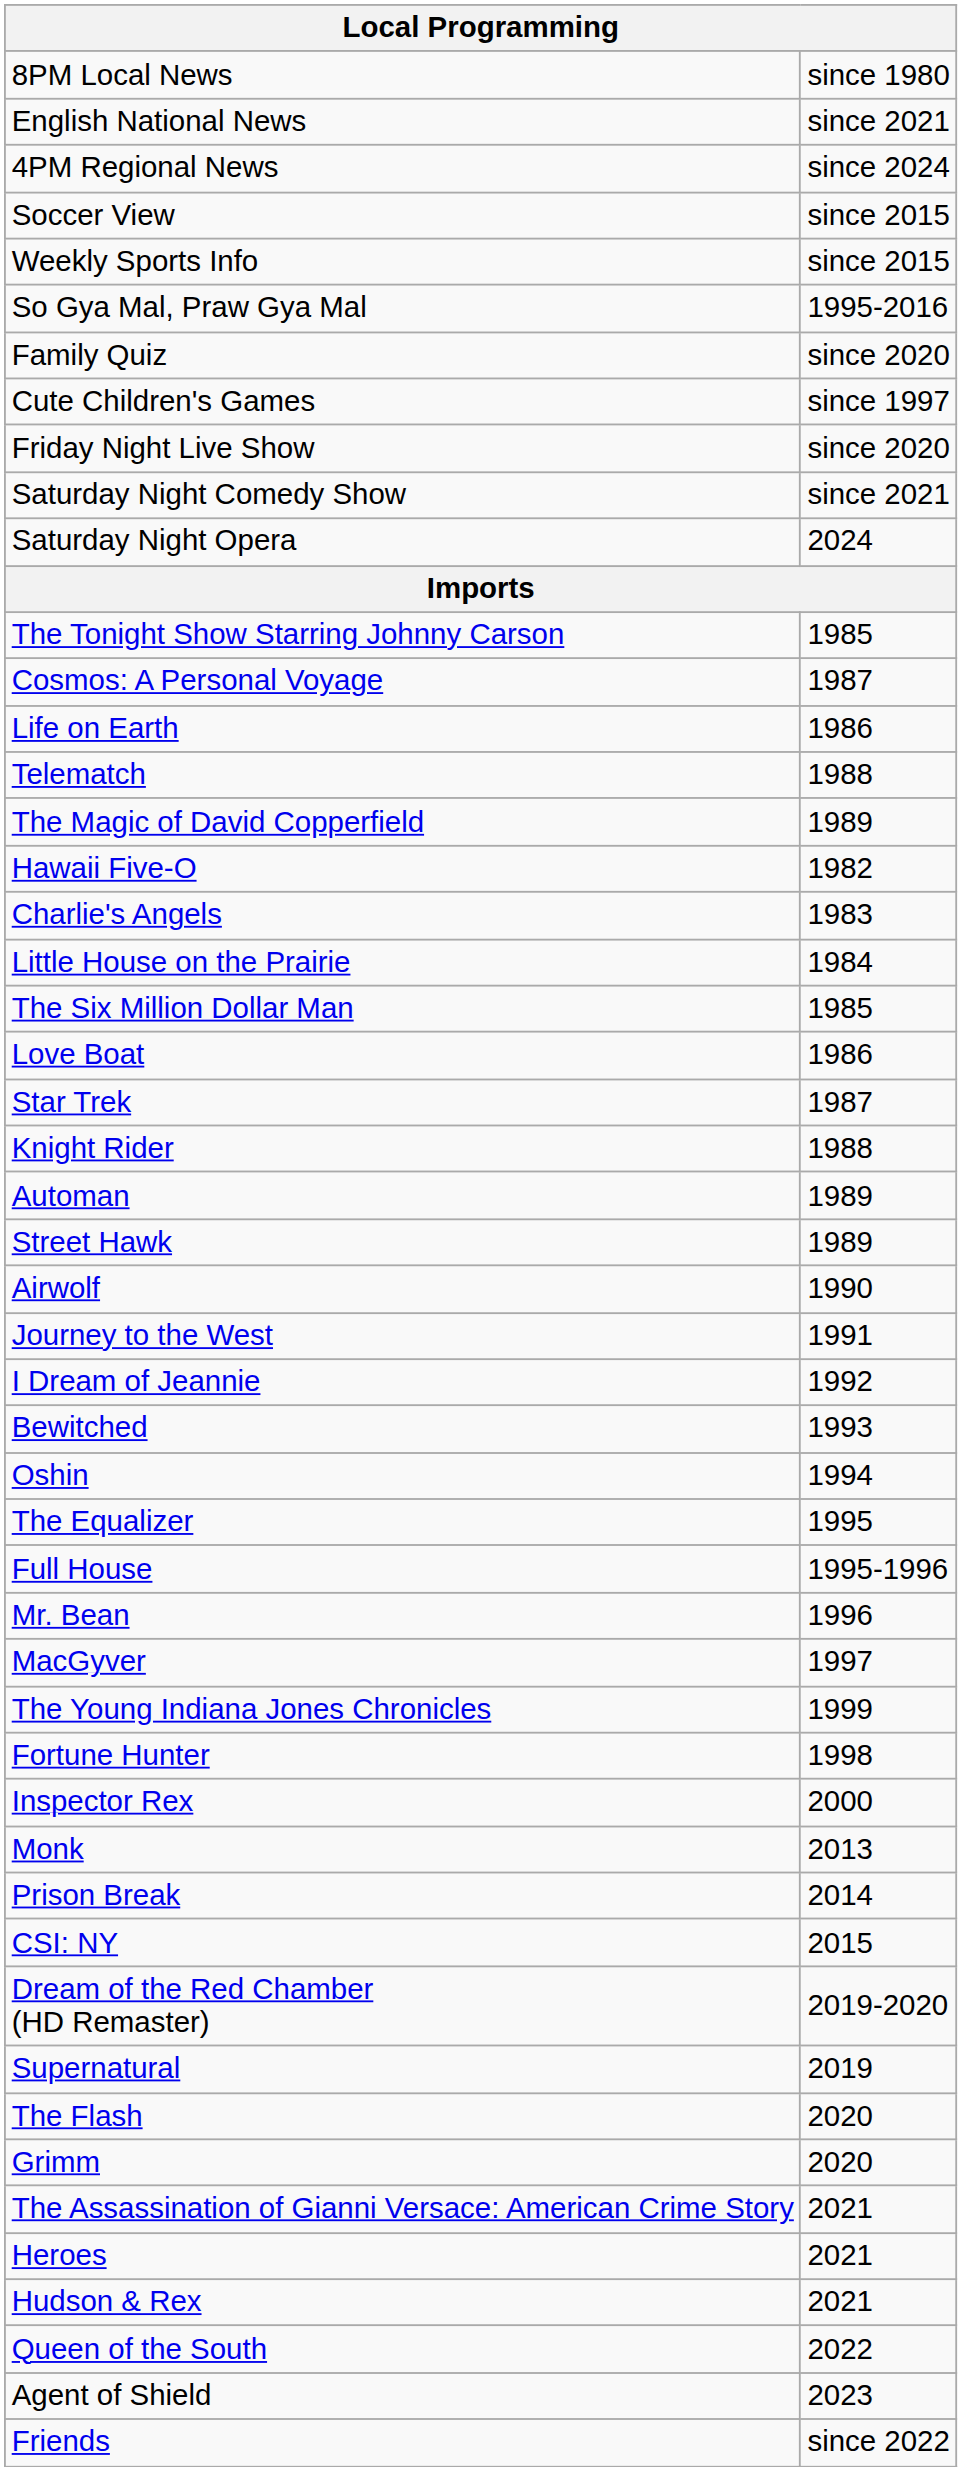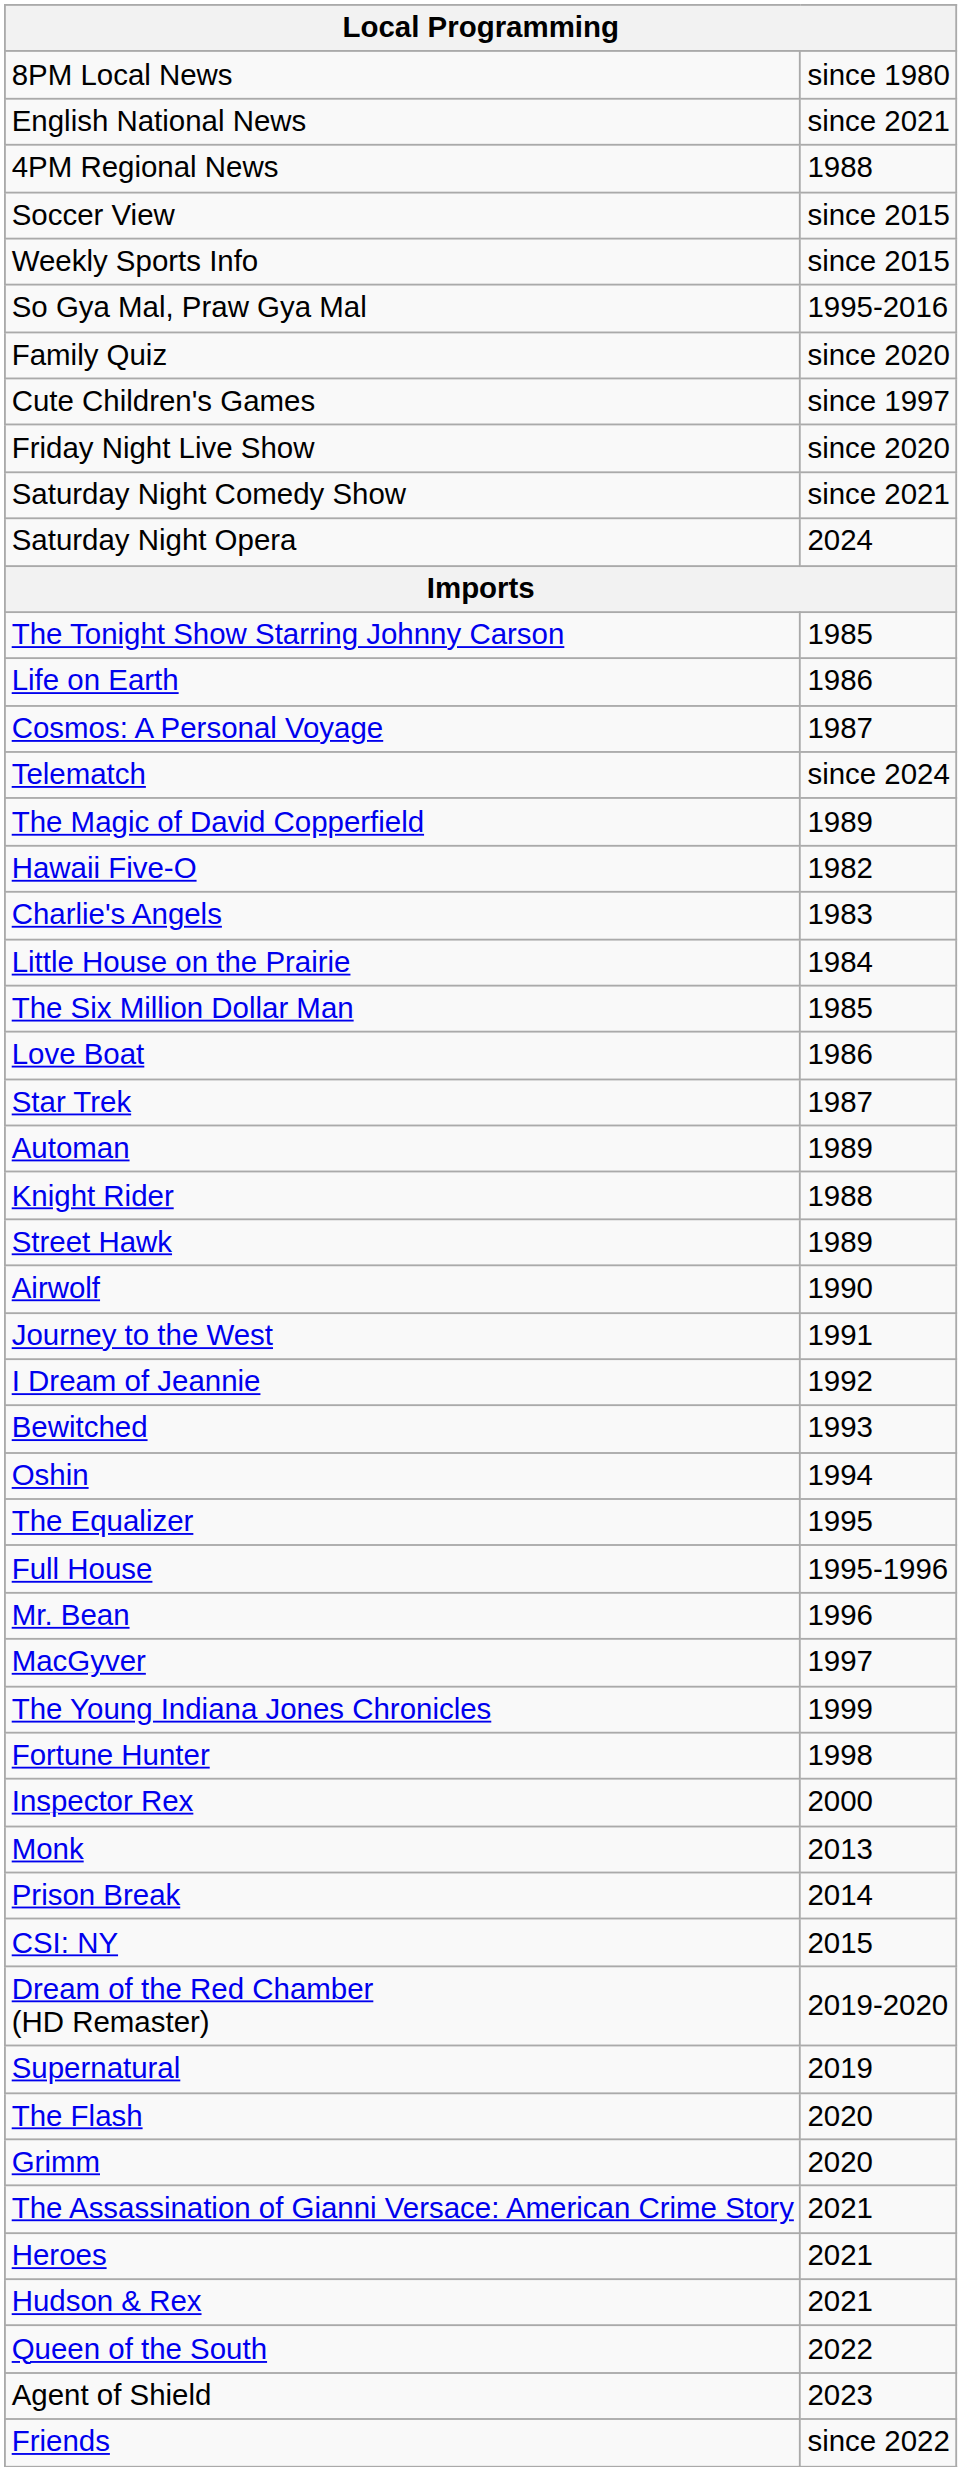(879, 167) since 2024 -> (840, 167) 1988
rows swapped: (95, 728) <-> (197, 681)
(840, 774) 1988 -> (879, 774) since 2024
rows swapped: (93, 1148) <-> (71, 1195)
